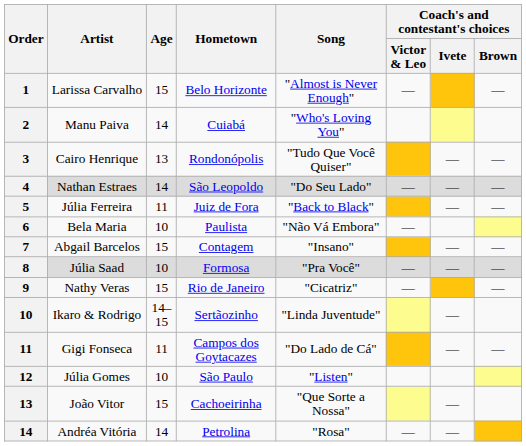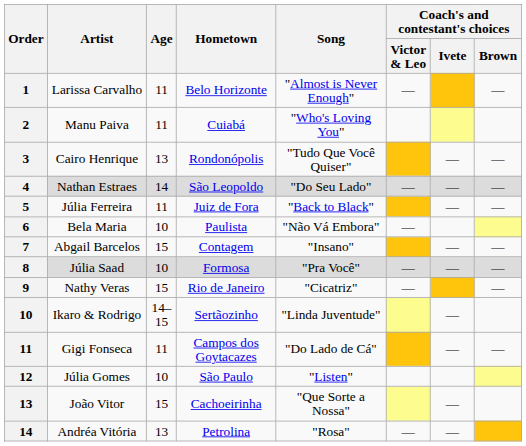(162, 90) 15 -> (162, 90) 11
(162, 125) 14 -> (162, 125) 11
(162, 431) 14 -> (162, 431) 13
